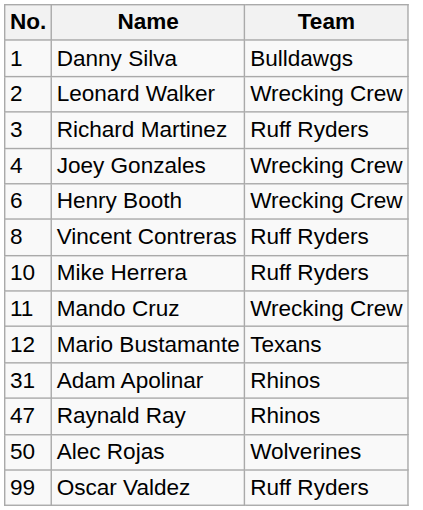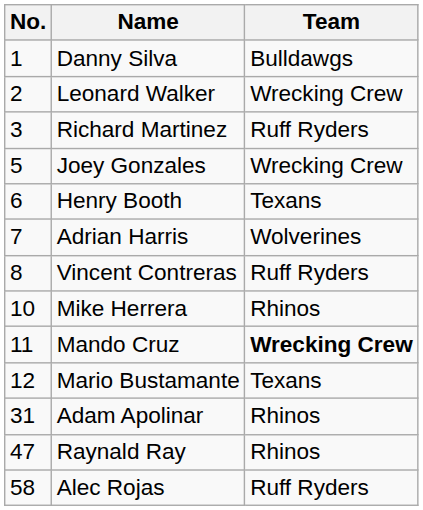(16, 165) 4 -> (16, 165) 5
(326, 201) Wrecking Crew -> (286, 201) Texans
+ row: (122, 237)
(309, 272) Ruff Ryders -> (285, 308) Rhinos
(326, 308) normal -> (331, 344) bold
(22, 451) 50 -> (22, 487) 58
(306, 451) Wolverines -> (309, 487) Ruff Ryders
- row: (124, 487)
